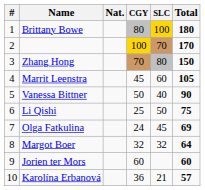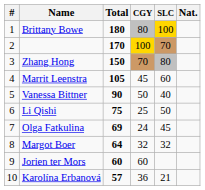columns swapped: (115, 12) <-> (186, 12)
